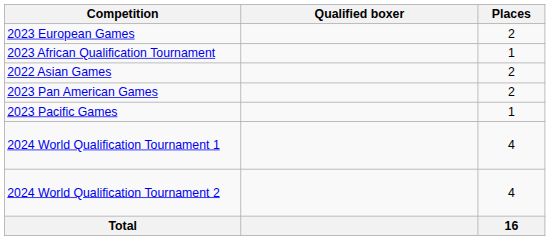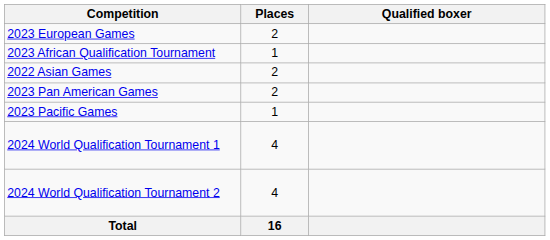columns swapped: (511, 14) <-> (359, 14)
